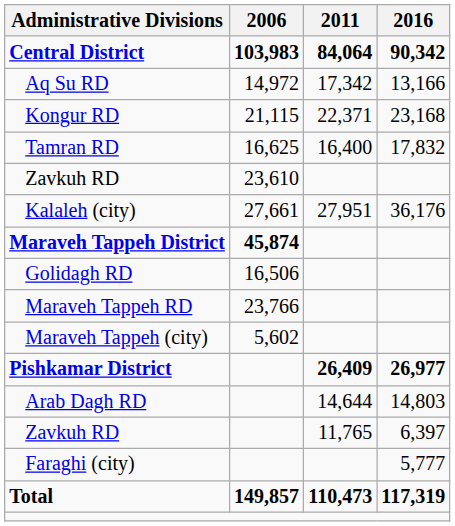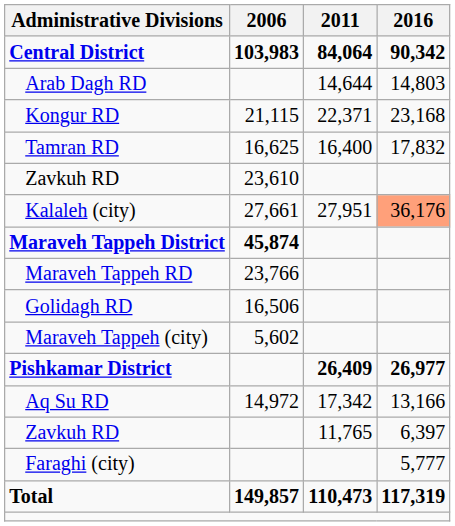rows swapped: (67, 83) <-> (86, 400)
(418, 210) no background -> (418, 210) lightsalmon background
rows swapped: (79, 274) <-> (109, 305)
